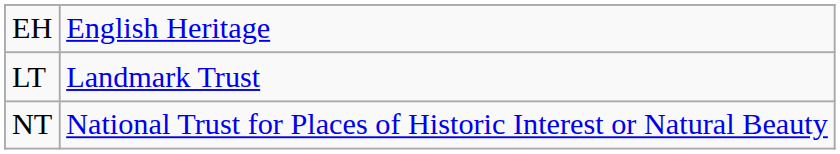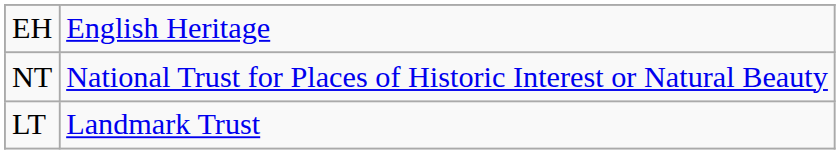rows swapped: (29, 76) <-> (32, 124)
